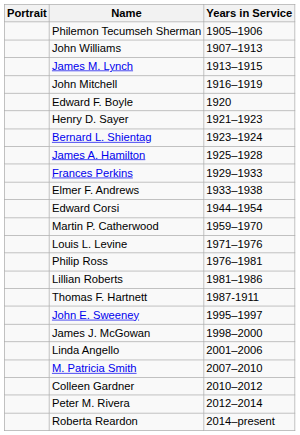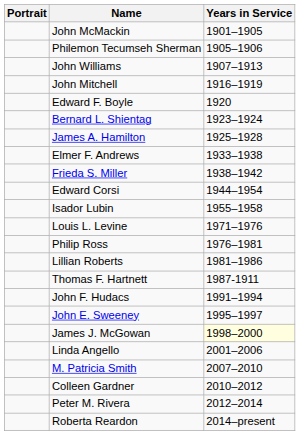+ row: (91, 31)
- row: (92, 66)
- row: (90, 119)
- row: (92, 173)
+ row: (90, 173)
+ row: (83, 208)
- row: (105, 226)
+ row: (91, 297)
(234, 333) no background -> (234, 333) lightyellow background
